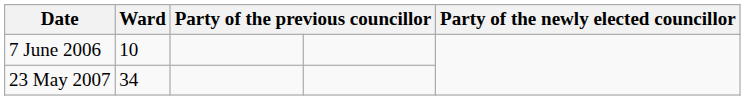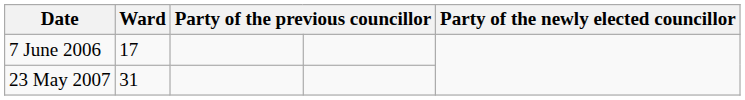(129, 49) 10 -> (129, 49) 17
(129, 79) 34 -> (129, 79) 31
